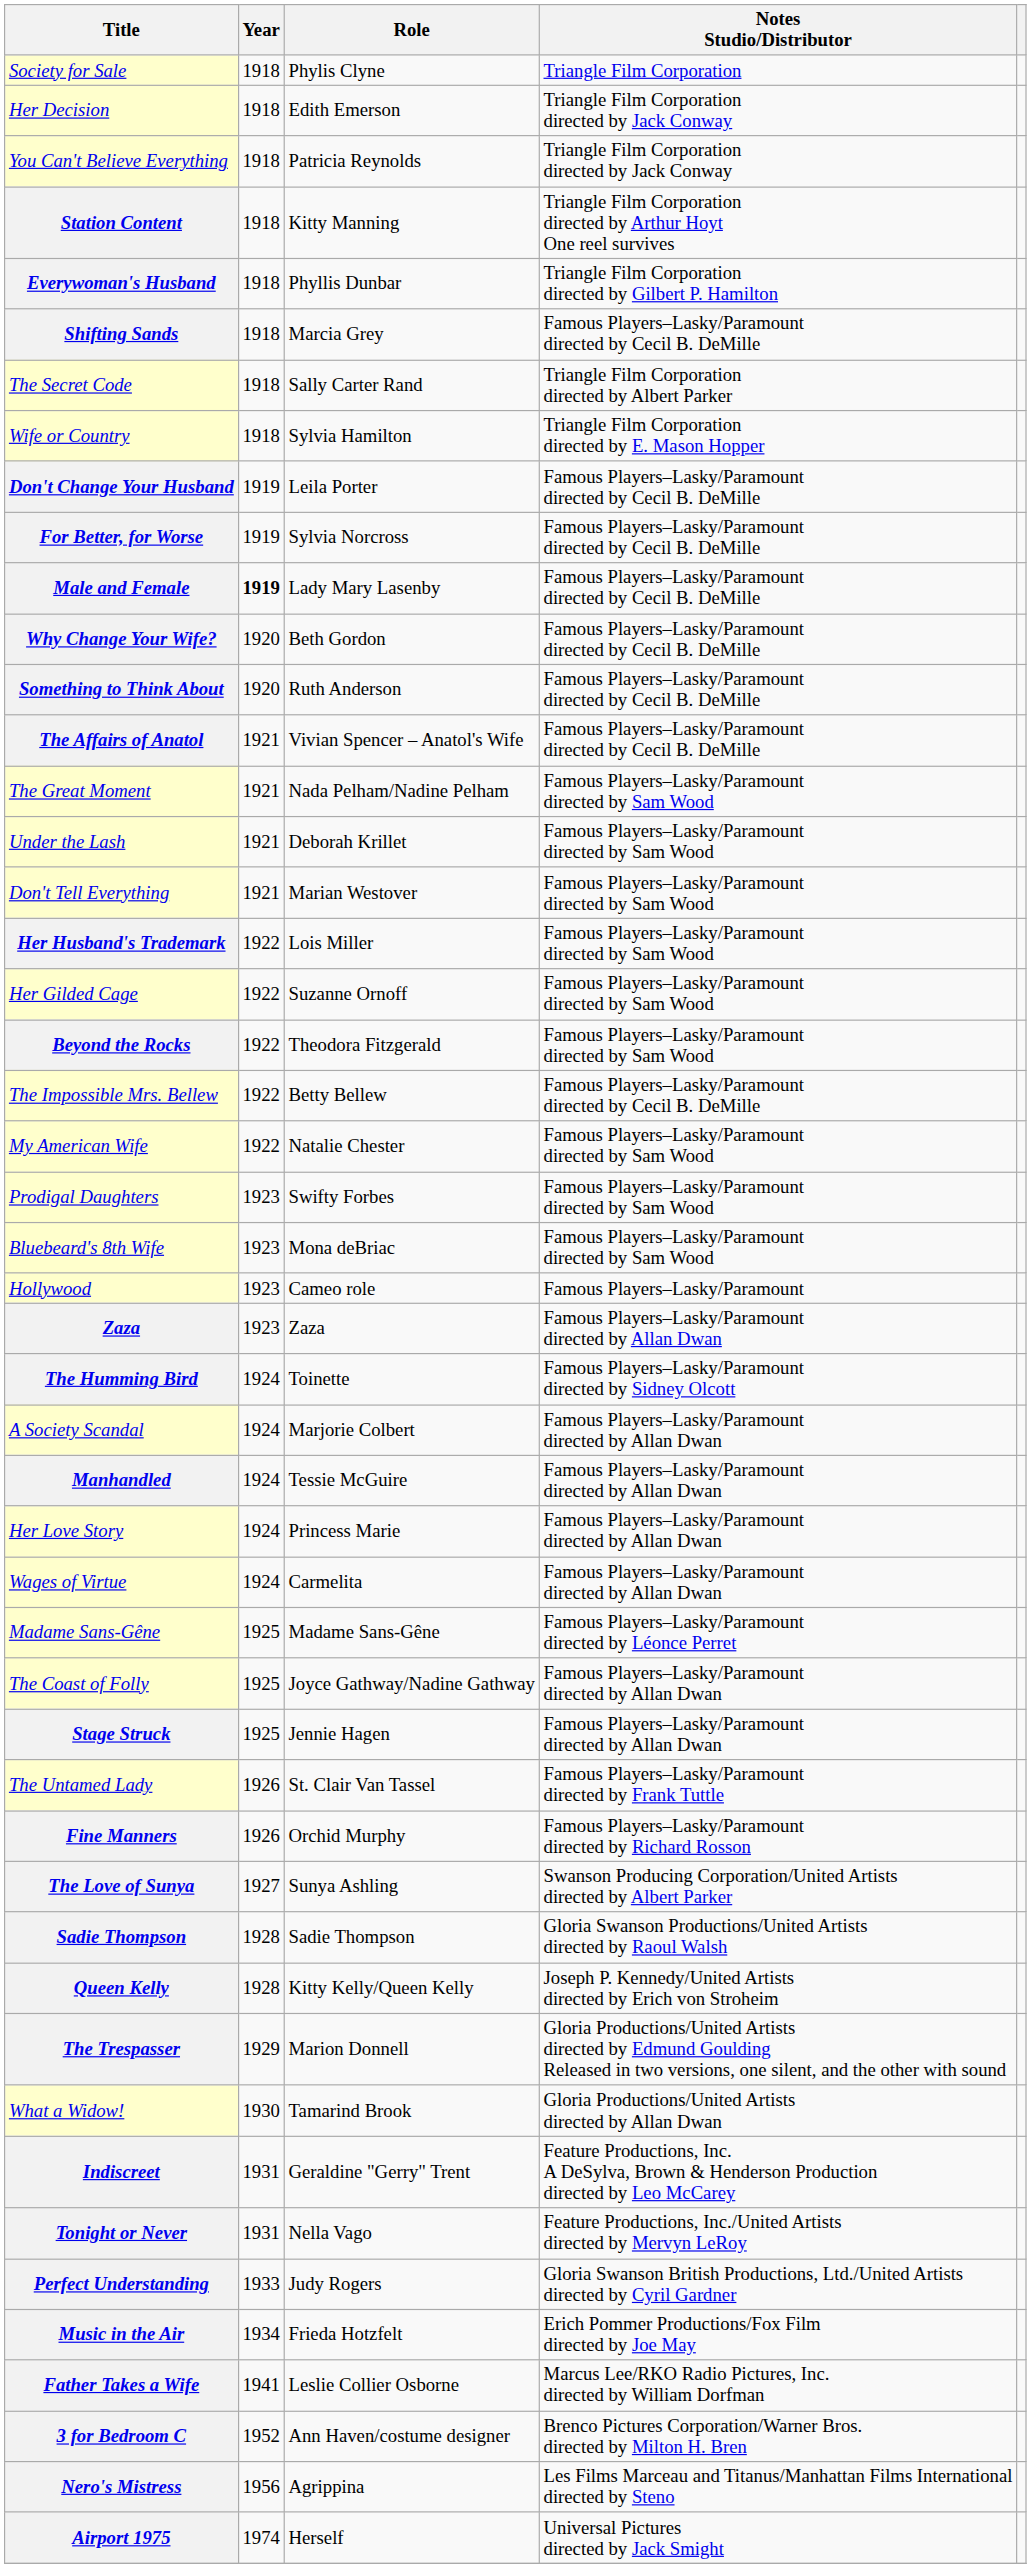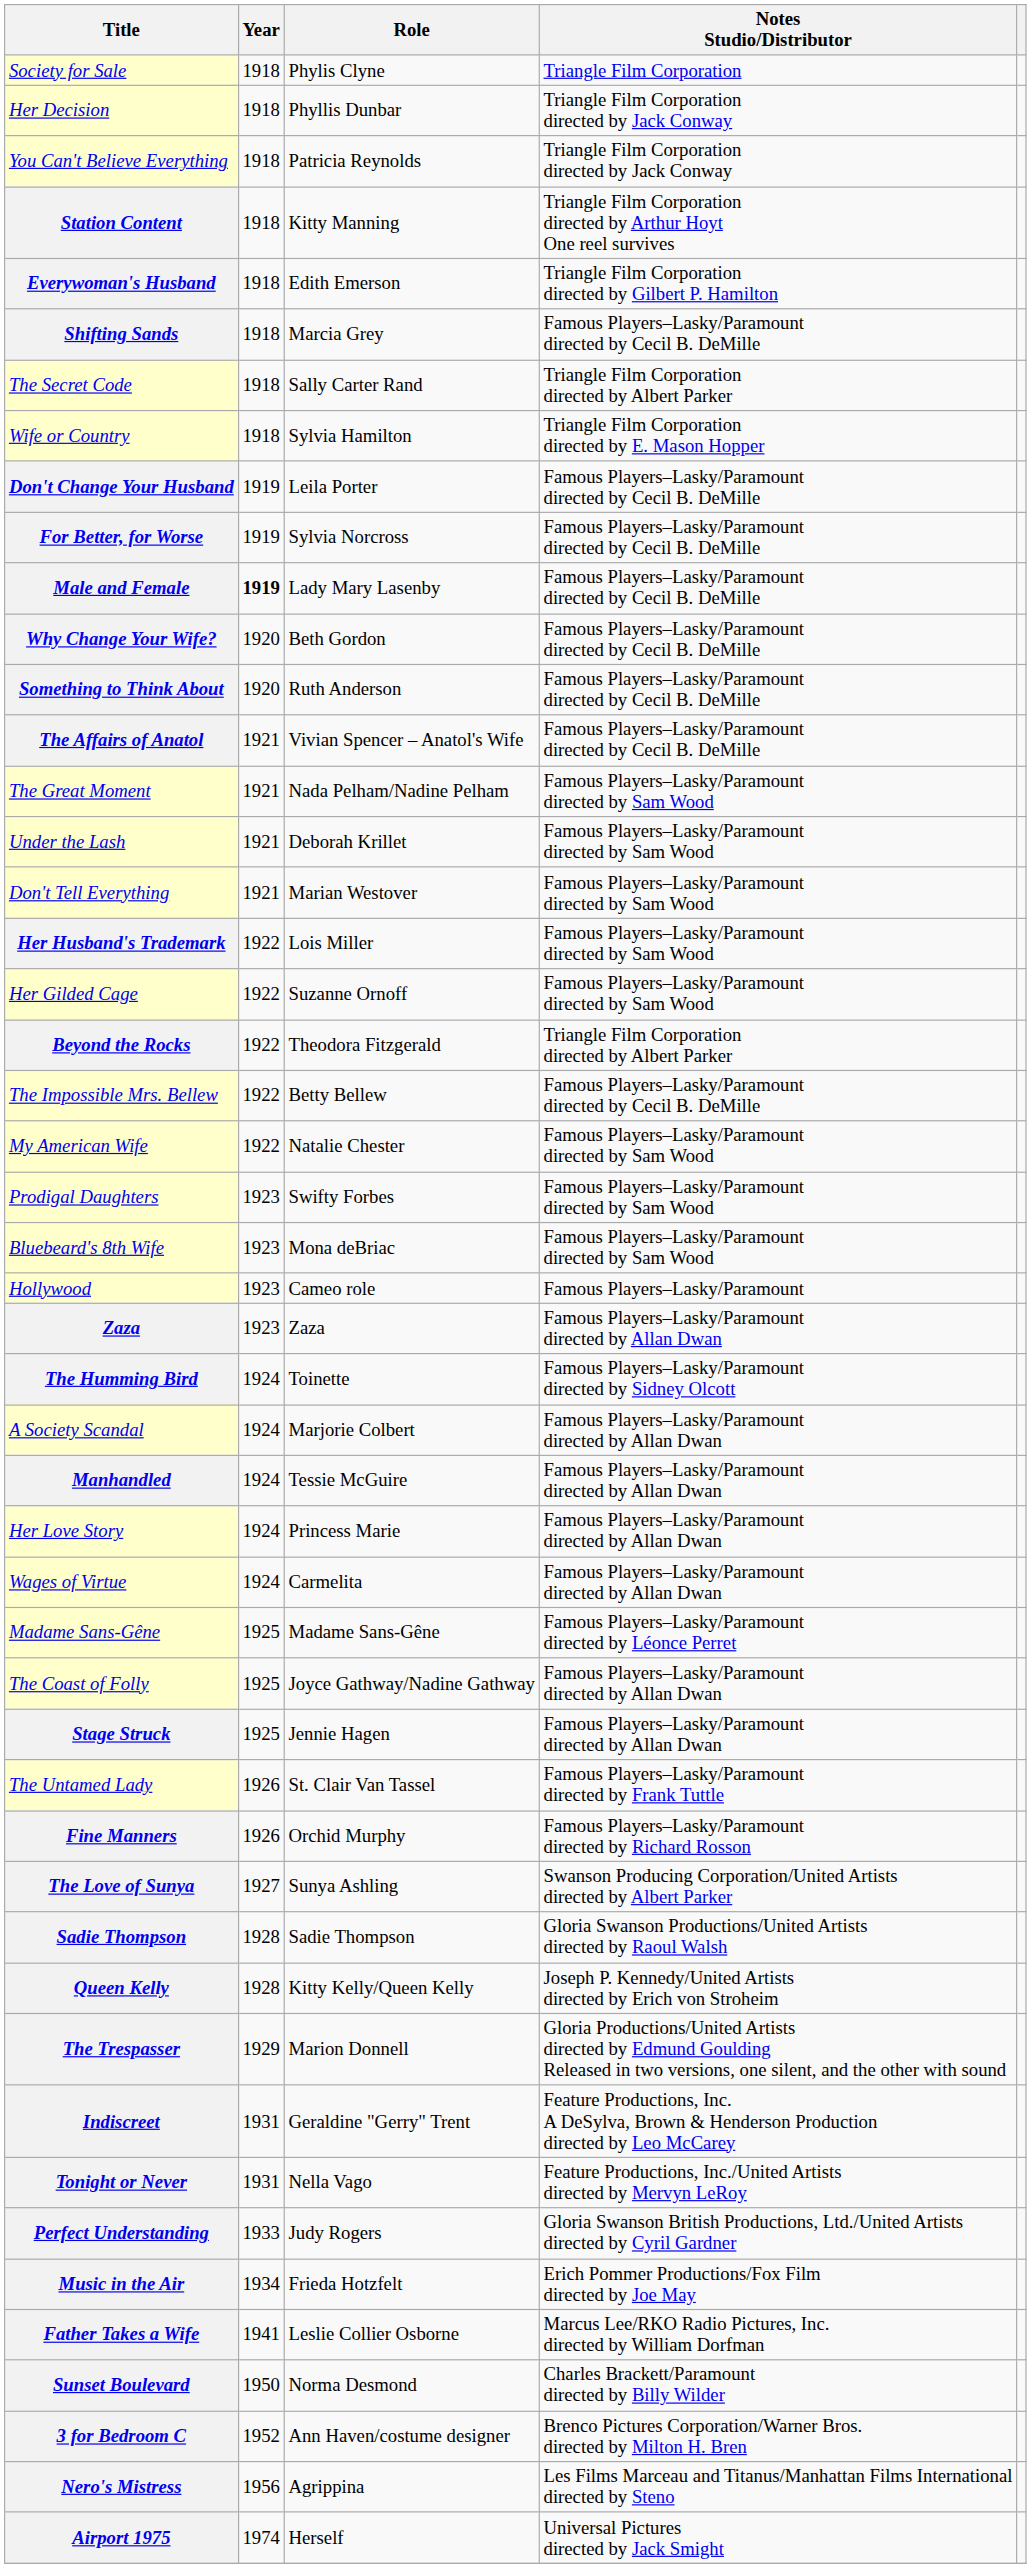(344, 110) Edith Emerson -> (345, 110) Phyllis Dunbar
(345, 283) Phyllis Dunbar -> (344, 283) Edith Emerson
(674, 1044) Famous Players–Lasky/Paramount directed by Sam Wood -> (642, 1044) Triangle Film Corporation directed by Albert Parker
- row: (67, 2110)
+ row: (121, 2385)
